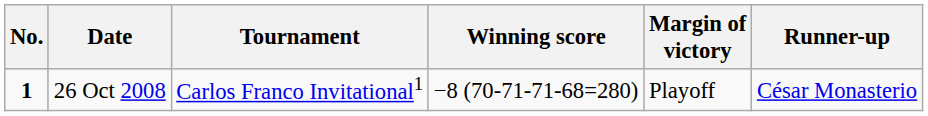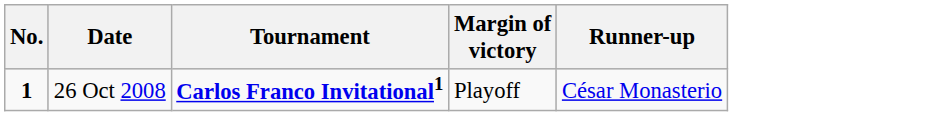- column: (536, 36)
(300, 89) normal -> (310, 89) bold
